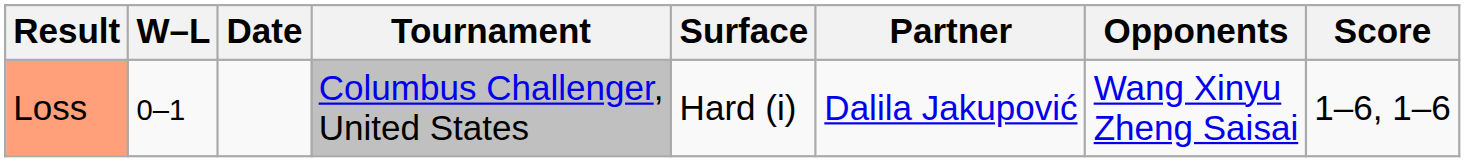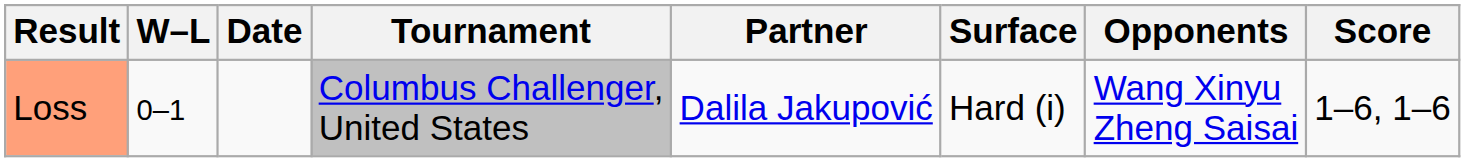columns swapped: (744, 32) <-> (951, 32)
